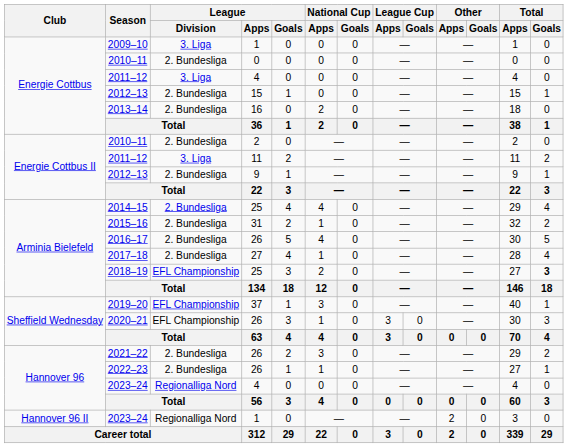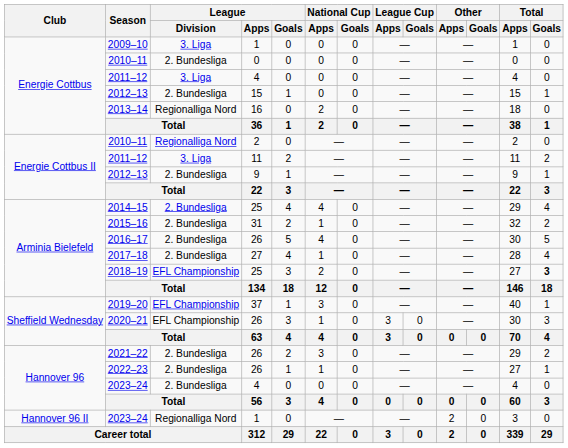(196, 110) 2. Bundesliga -> (196, 110) Regionalliga Nord
(196, 142) 2. Bundesliga -> (196, 142) Regionalliga Nord
(196, 386) Regionalliga Nord -> (196, 386) 2. Bundesliga
